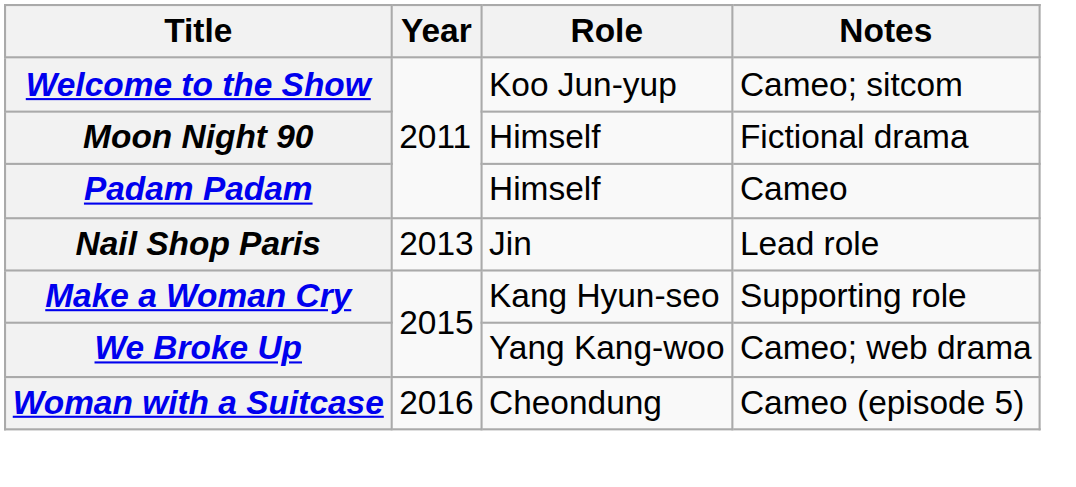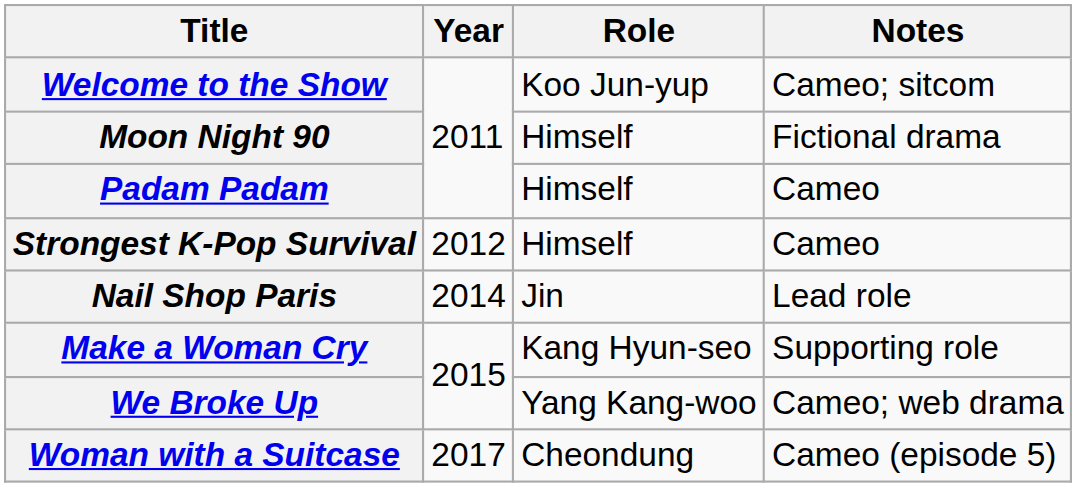+ row: (214, 243)
(436, 243) 2013 -> (469, 296) 2014
(436, 402) 2016 -> (469, 455) 2017
